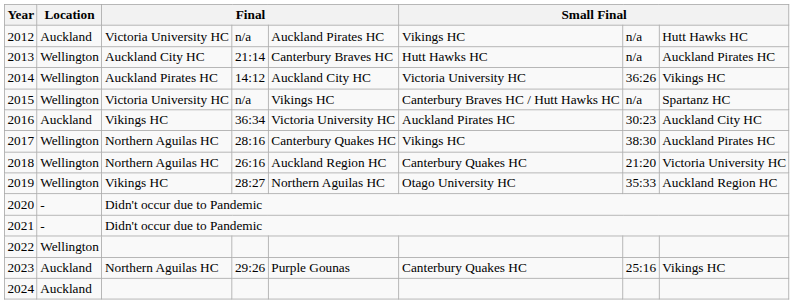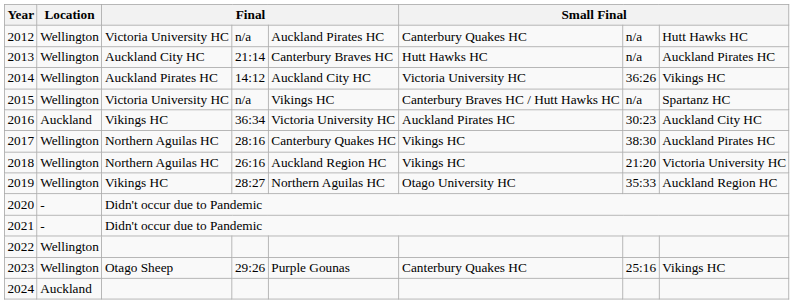(66, 36) Auckland -> (69, 36) Wellington
(434, 36) Vikings HC -> (464, 36) Canterbury Quakes HC
(464, 162) Canterbury Quakes HC -> (434, 162) Vikings HC
(66, 267) Auckland -> (69, 267) Wellington
(162, 267) Northern Aguilas HC -> (139, 267) Otago Sheep
